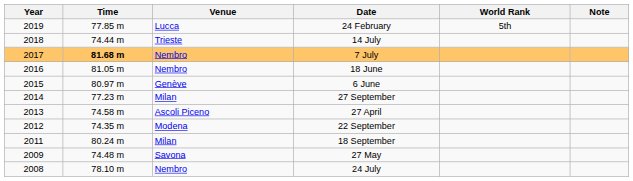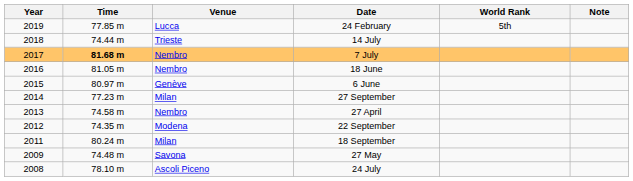(182, 112) Ascoli Piceno -> (171, 112) Nembro
(171, 170) Nembro -> (182, 170) Ascoli Piceno
